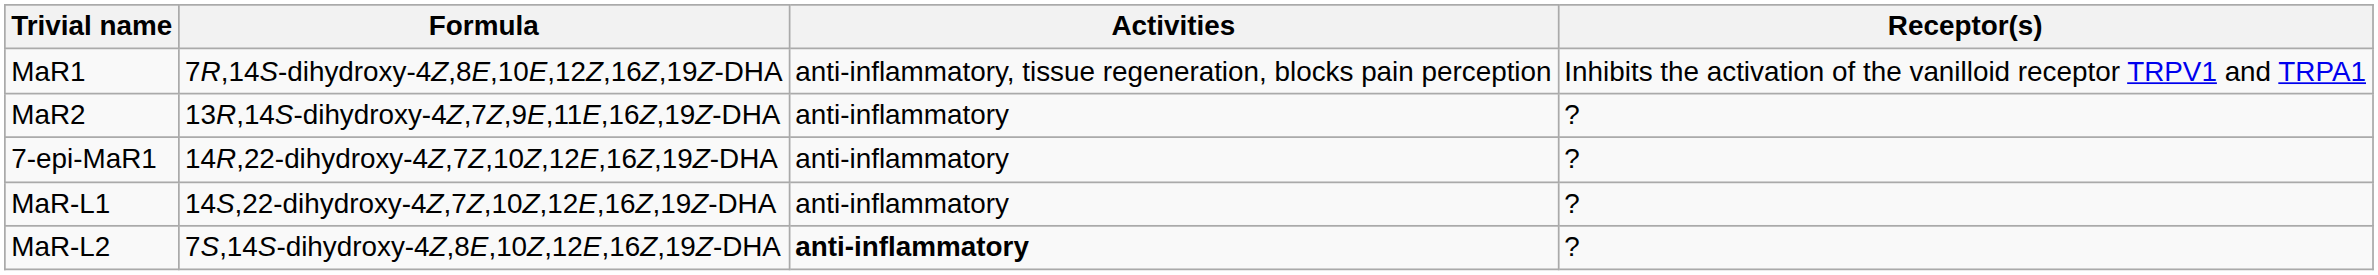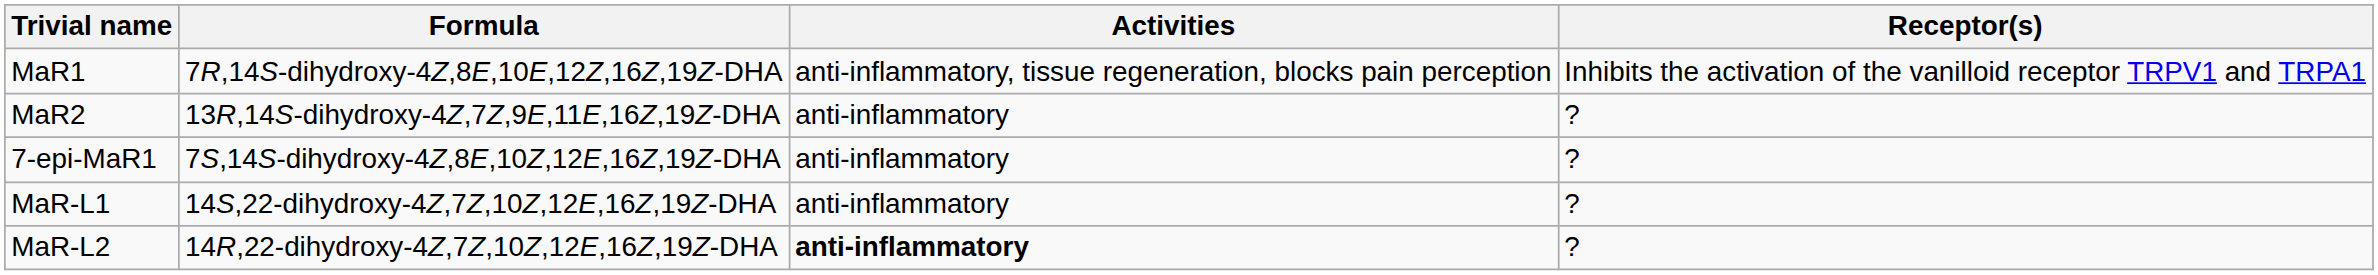(481, 159) 14R,22-dihydroxy-4Z,7Z,10Z,12E,16Z,19Z-DHA -> (483, 159) 7S,14S-dihydroxy-4Z,8E,10Z,12E,16Z,19Z-DHA
(483, 247) 7S,14S-dihydroxy-4Z,8E,10Z,12E,16Z,19Z-DHA -> (481, 247) 14R,22-dihydroxy-4Z,7Z,10Z,12E,16Z,19Z-DHA
